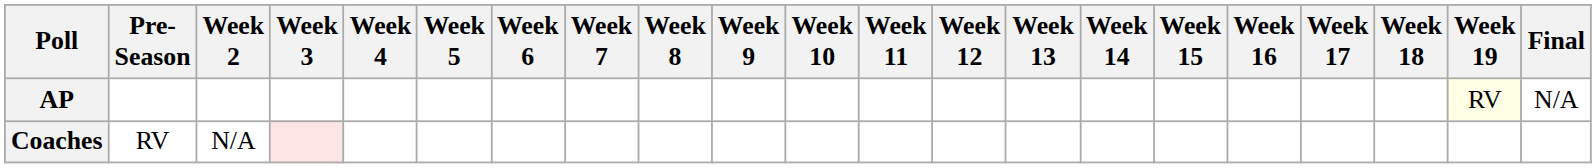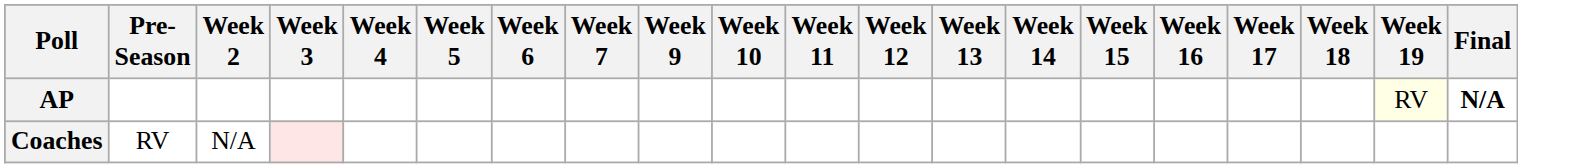- column: (675, 41)
(1556, 99) normal -> (1483, 99) bold
